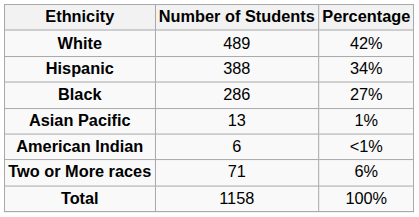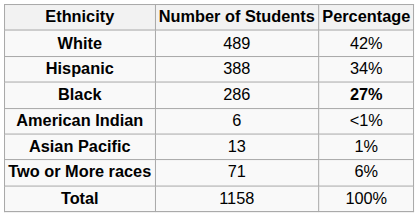(366, 95) normal -> (366, 95) bold
rows swapped: (80, 120) <-> (80, 146)
